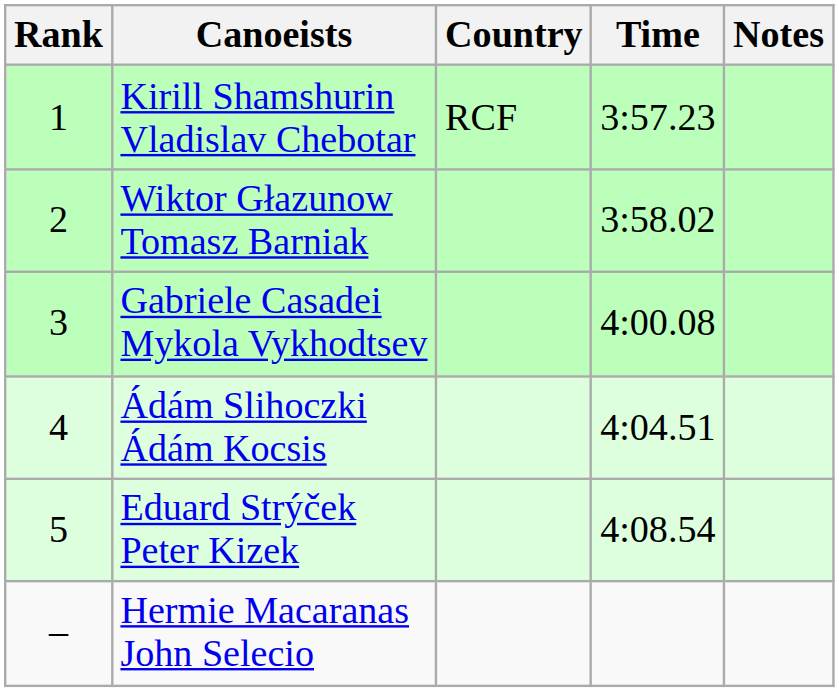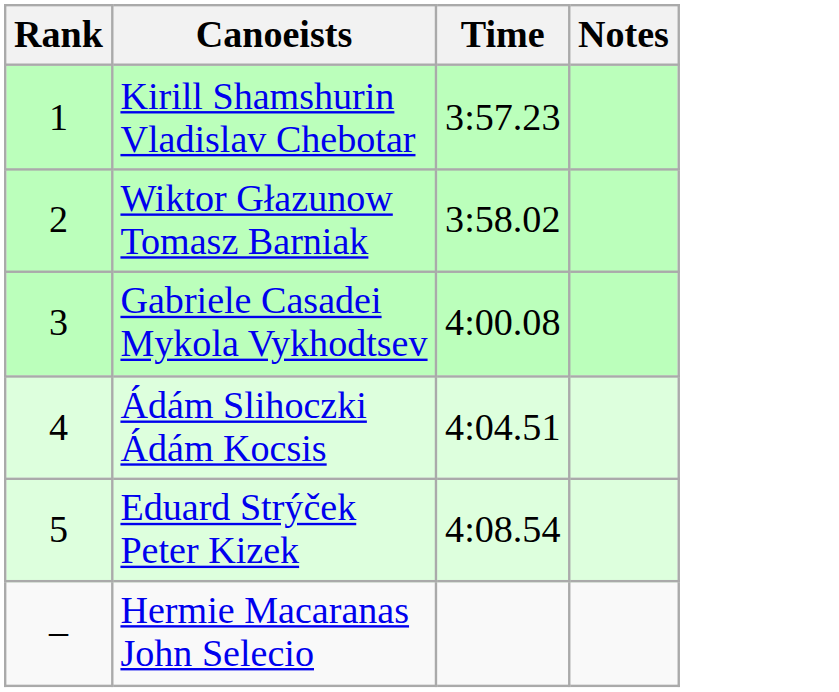- column: (514, 34)
